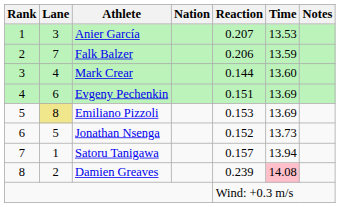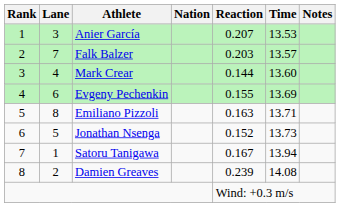(239, 53) 0.206 -> (239, 53) 0.203
(283, 53) 13.59 -> (283, 53) 13.57
(239, 93) 0.151 -> (239, 93) 0.155
(56, 113) khaki background -> (56, 113) no background
(239, 113) 0.153 -> (239, 113) 0.163
(283, 113) 13.69 -> (283, 113) 13.71
(239, 152) 0.157 -> (239, 152) 0.167
(283, 172) pink background -> (283, 172) no background
